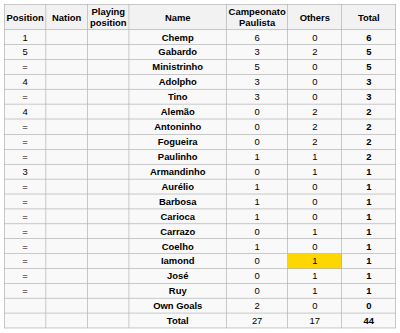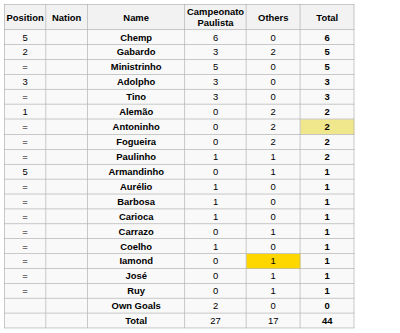- column: (108, 17)
(25, 37) 1 -> (25, 37) 5
(25, 52) 5 -> (25, 52) 2
(25, 82) 4 -> (25, 82) 3
(25, 112) 4 -> (25, 112) 1
(369, 127) no background -> (327, 127) khaki background
(25, 172) 3 -> (25, 172) 5
